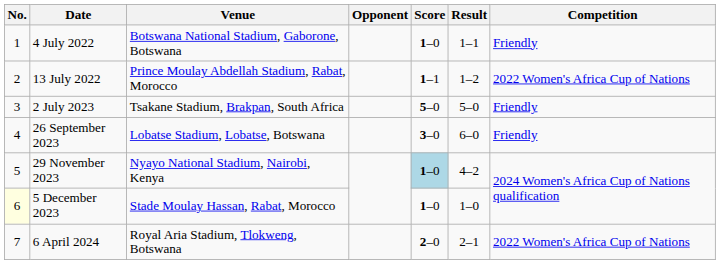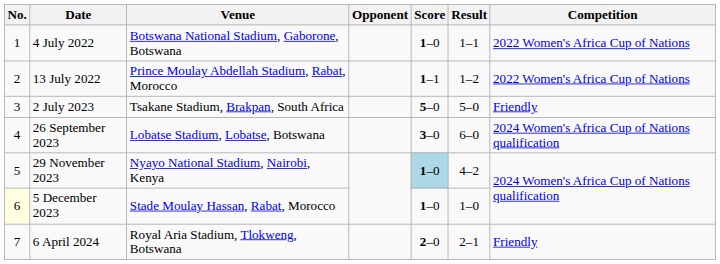(515, 43) Friendly -> (591, 43) 2022 Women's Africa Cup of Nations
(515, 135) Friendly -> (591, 135) 2024 Women's Africa Cup of Nations qualification
(591, 241) 2022 Women's Africa Cup of Nations -> (515, 241) Friendly
